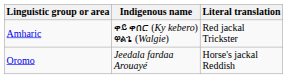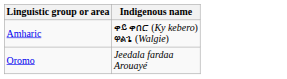- column: (241, 12)
